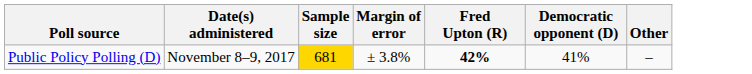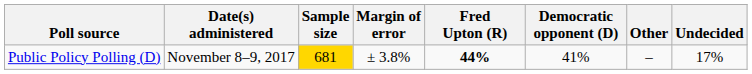+ column: (709, 33)
(475, 57) 42% -> (475, 57) 44%
